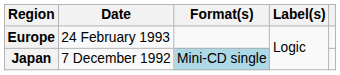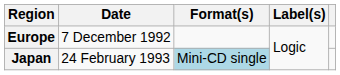(116, 37) 24 February 1993 -> (116, 37) 7 December 1992
(116, 59) 7 December 1992 -> (116, 59) 24 February 1993
